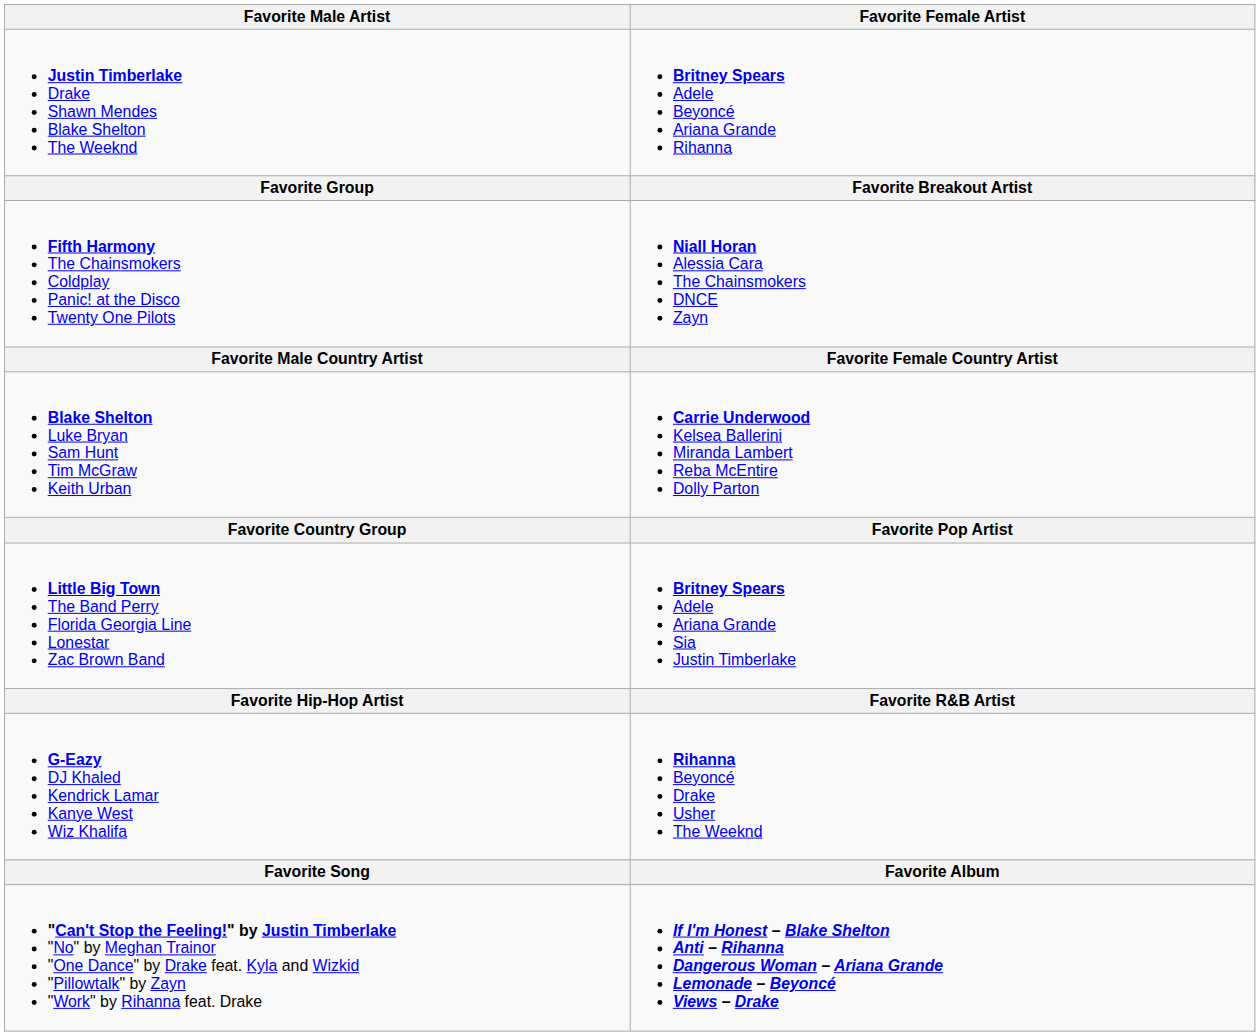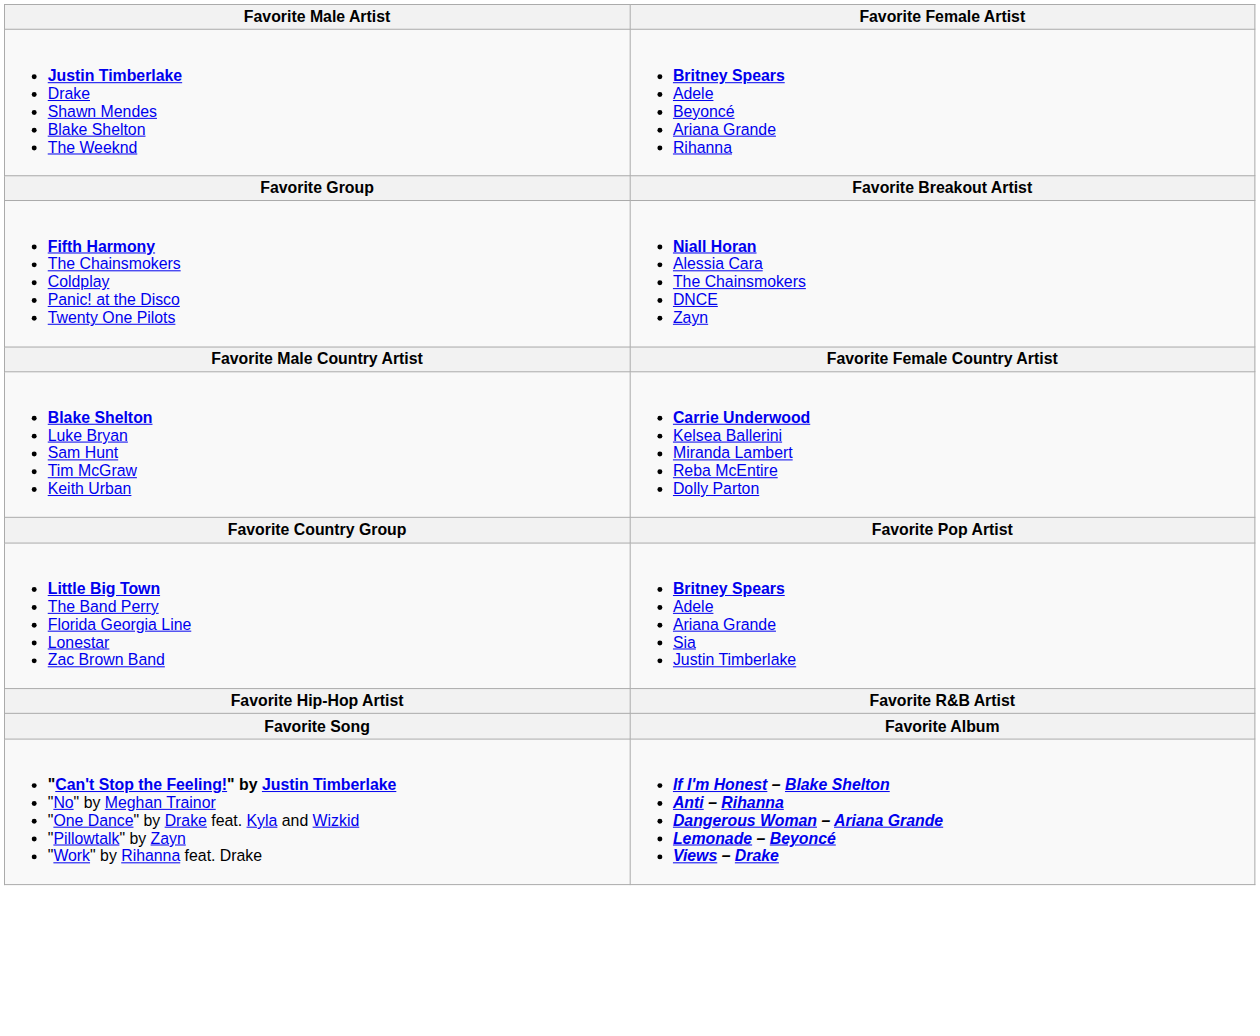- row: (317, 796)
